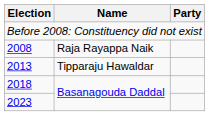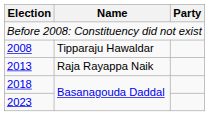(105, 48) Raja Rayappa Naik -> (105, 48) Tipparaju Hawaldar
(105, 66) Tipparaju Hawaldar -> (105, 66) Raja Rayappa Naik
